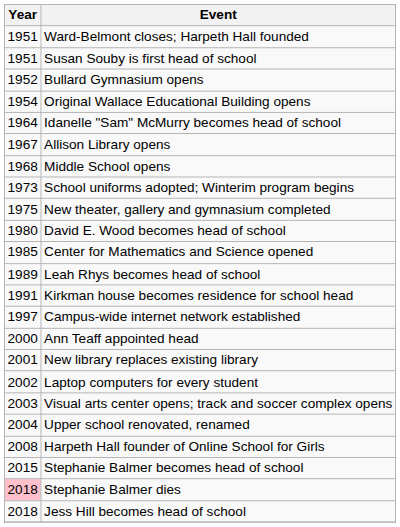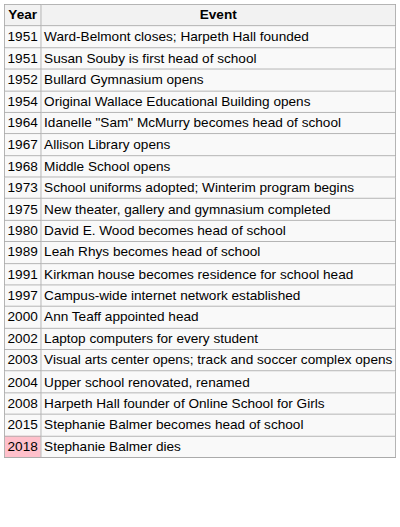- row: (179, 252)
- row: (151, 360)
- row: (145, 511)
